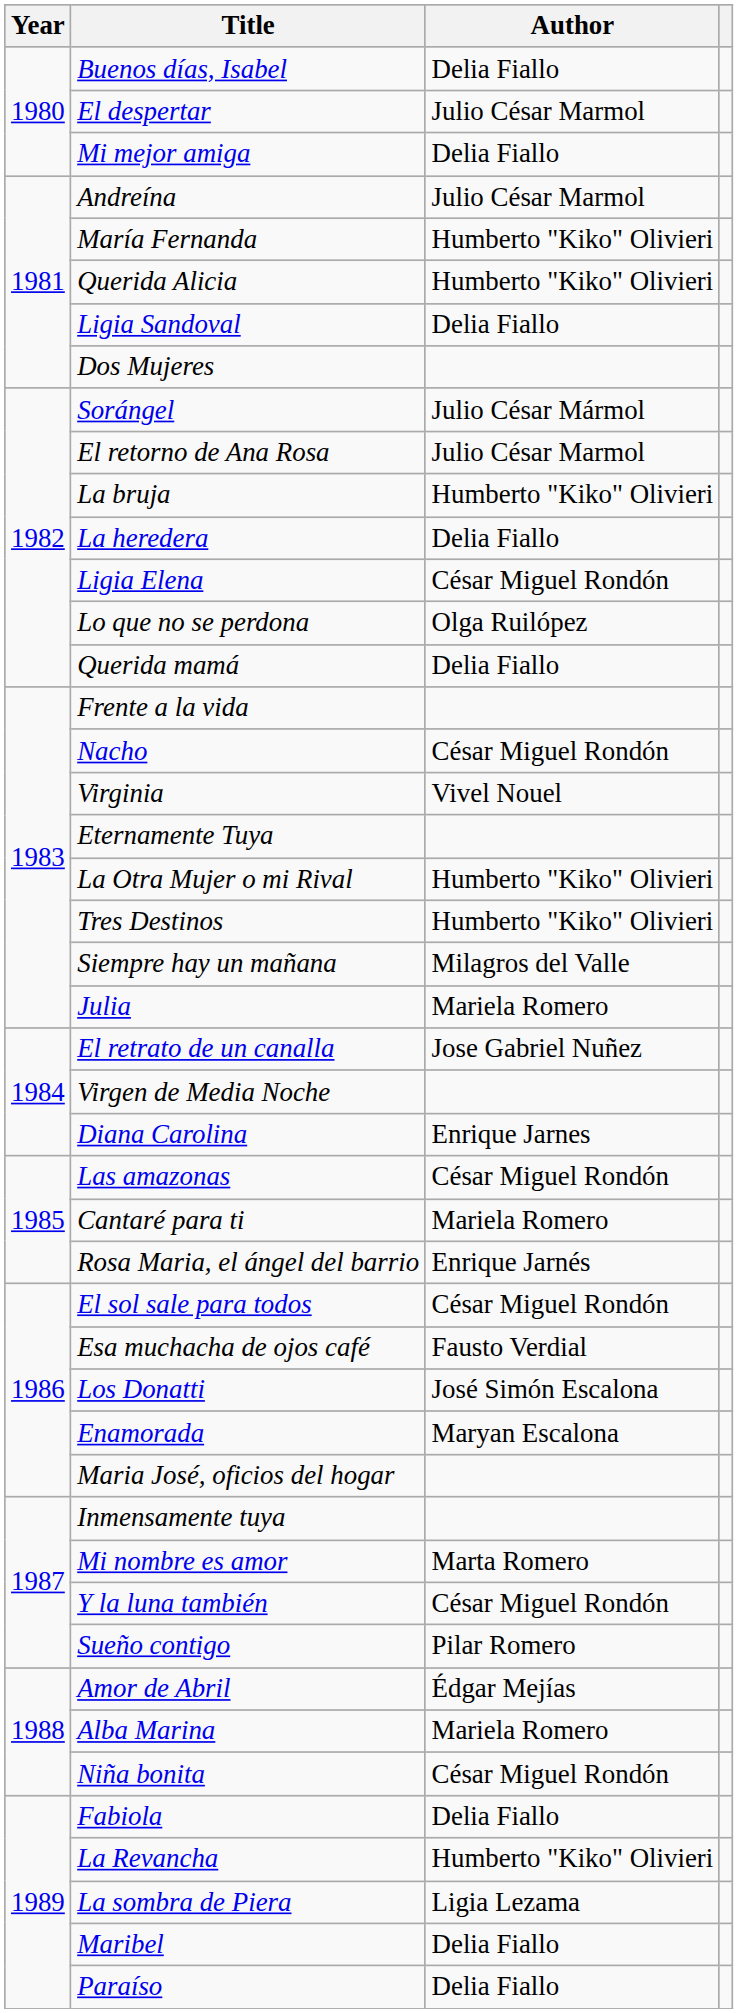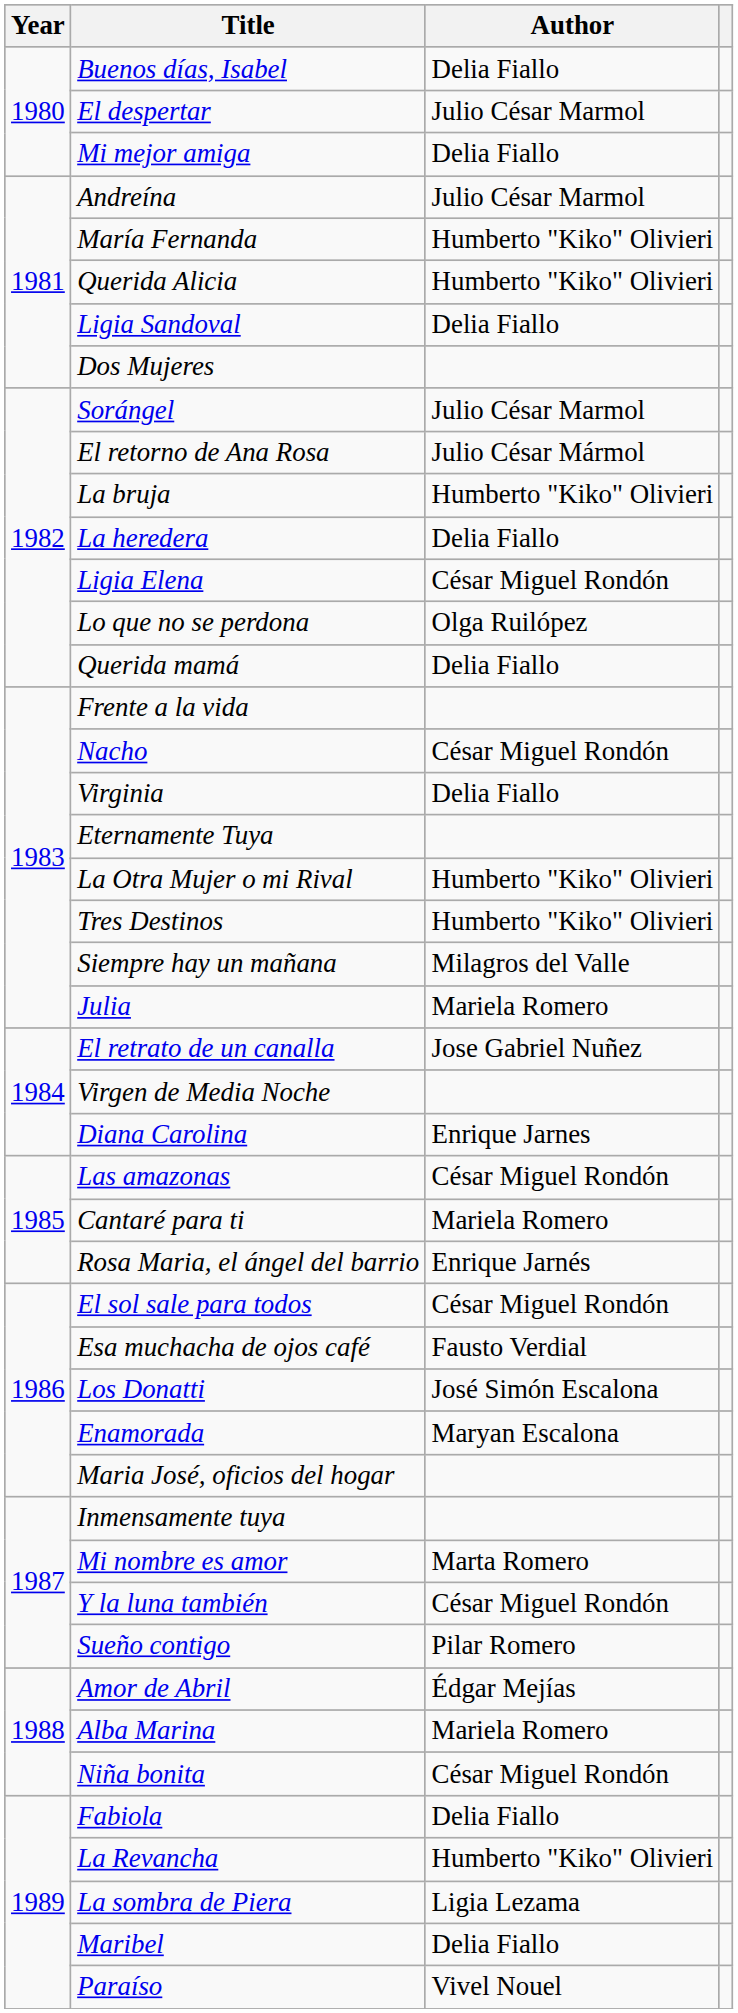(538, 409) Julio César Mármol -> (538, 409) Julio César Marmol
(538, 452) Julio César Marmol -> (538, 452) Julio César Mármol
(497, 793) Vivel Nouel -> (495, 793) Delia Fiallo
(495, 1986) Delia Fiallo -> (497, 1986) Vivel Nouel
